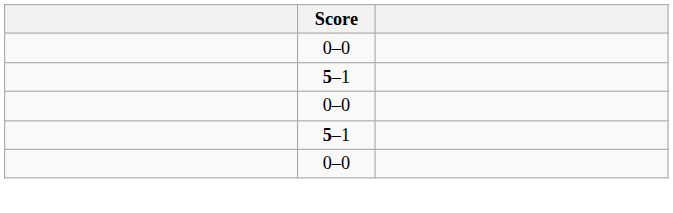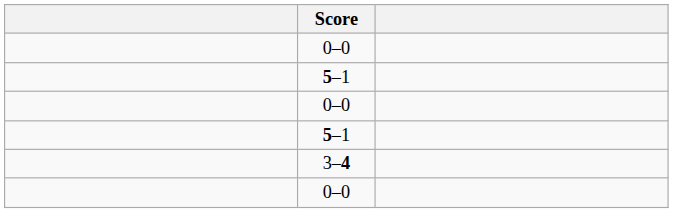+ row: (151, 164)
